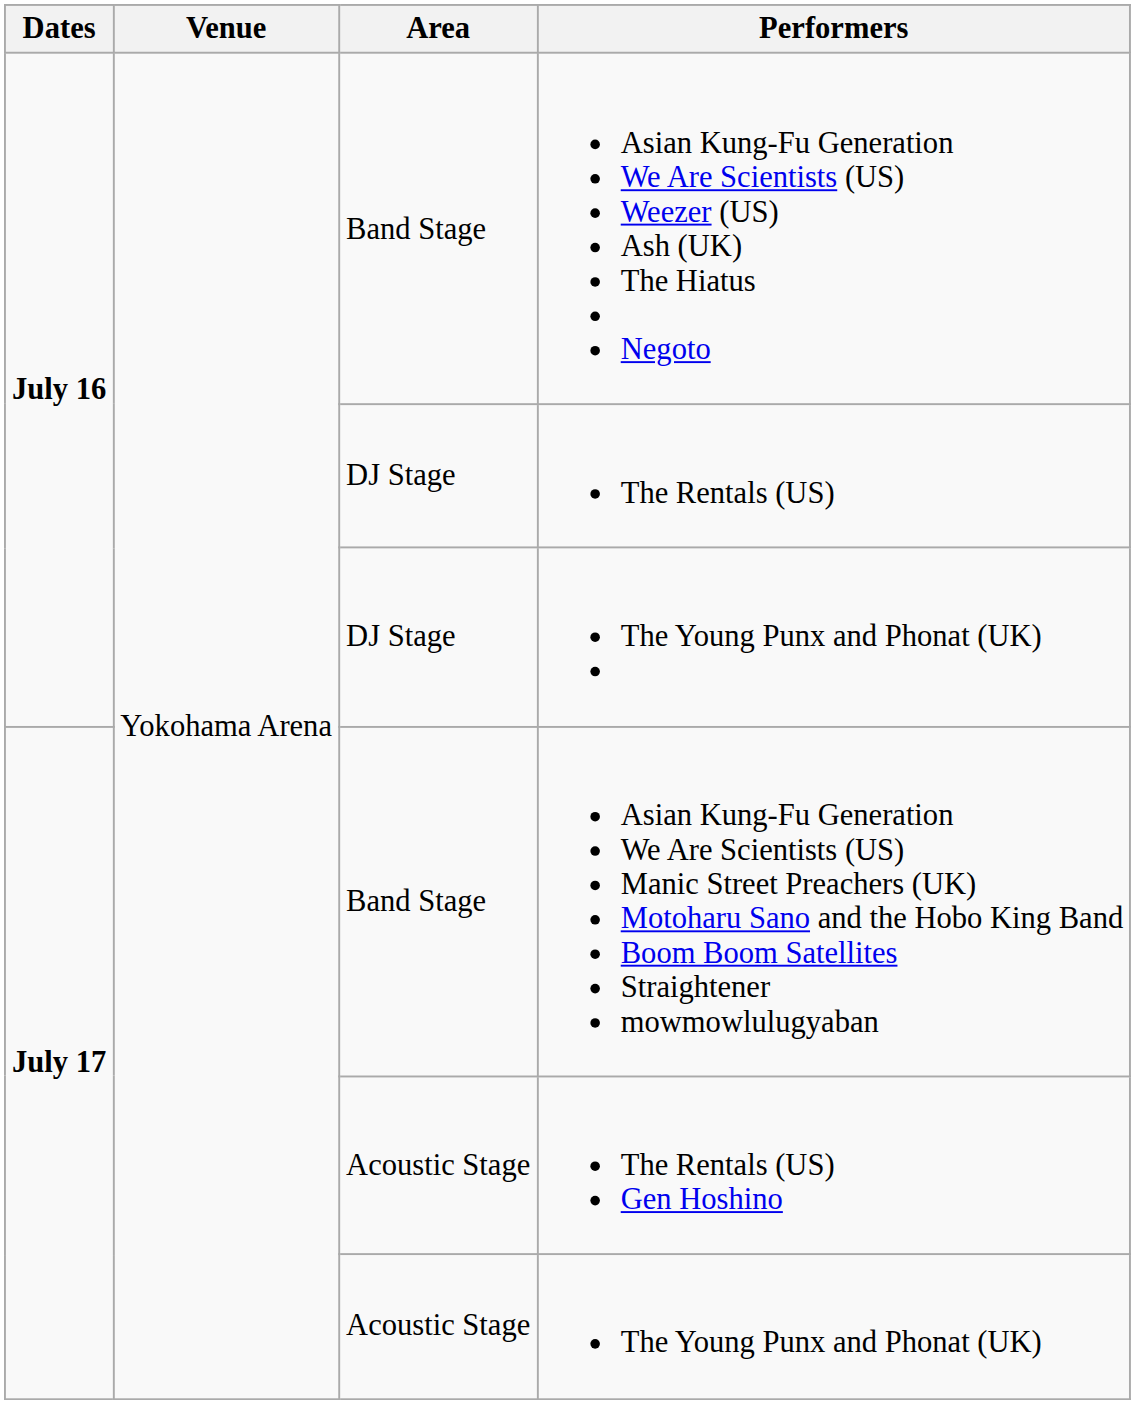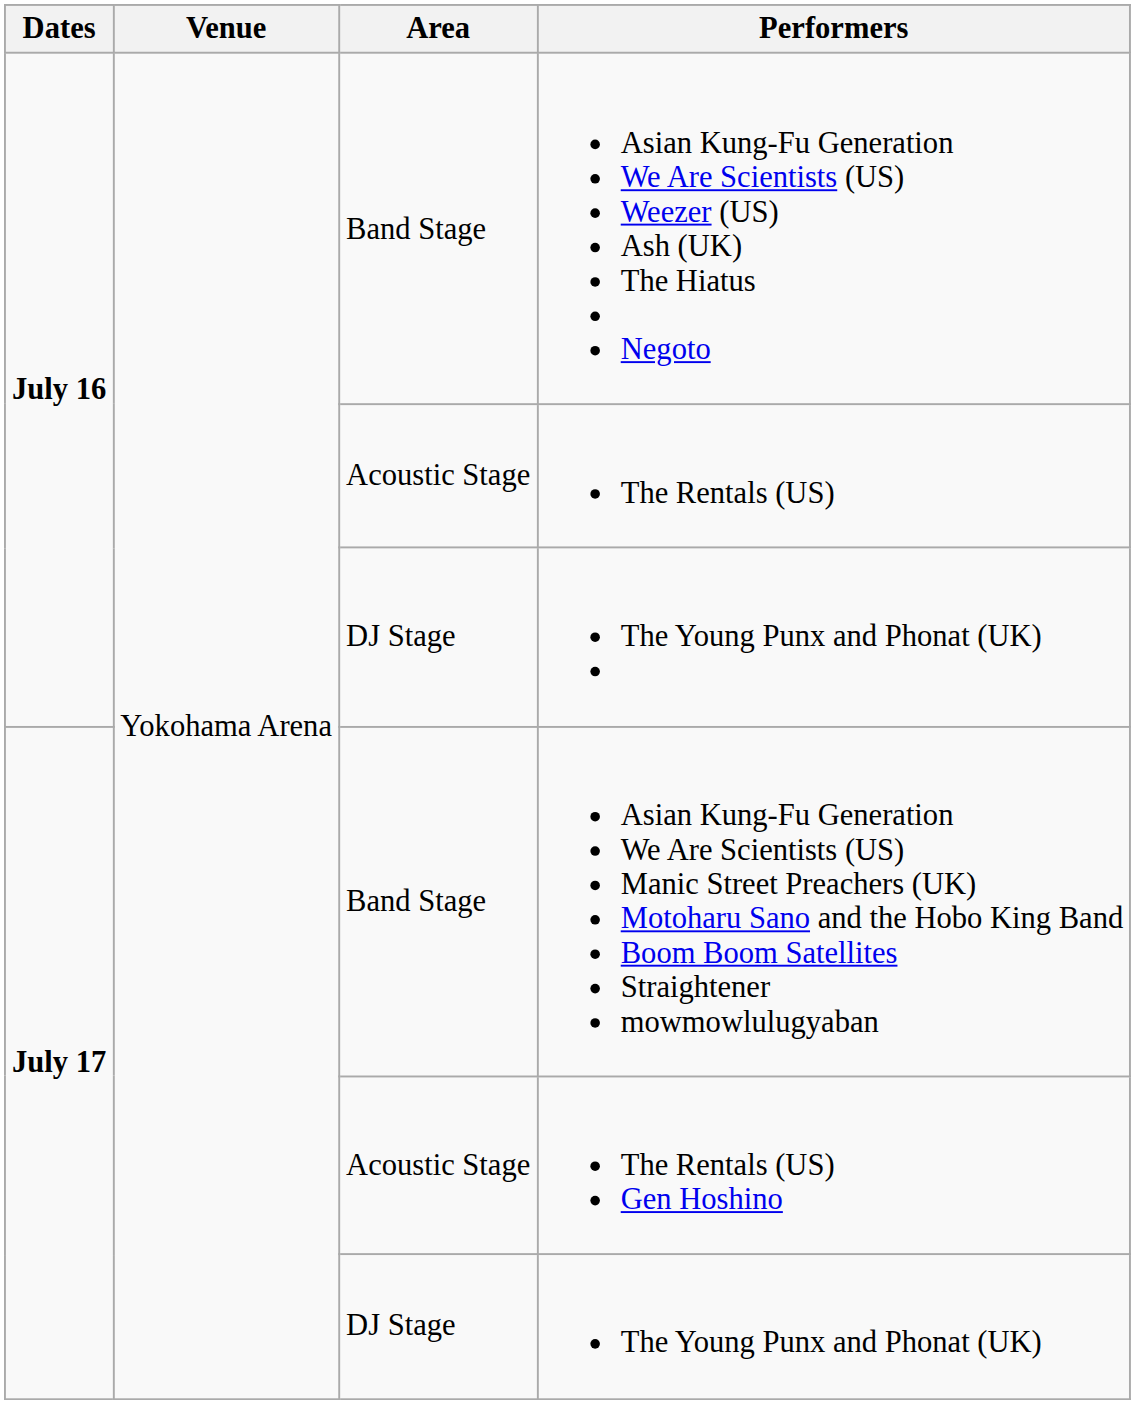(401, 475) DJ Stage -> (438, 475) Acoustic Stage
(438, 1326) Acoustic Stage -> (401, 1326) DJ Stage
